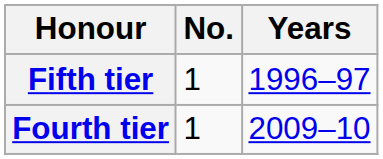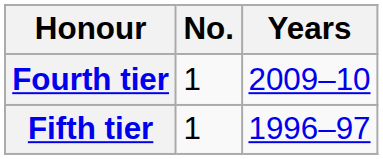rows swapped: (91, 128) <-> (91, 79)
